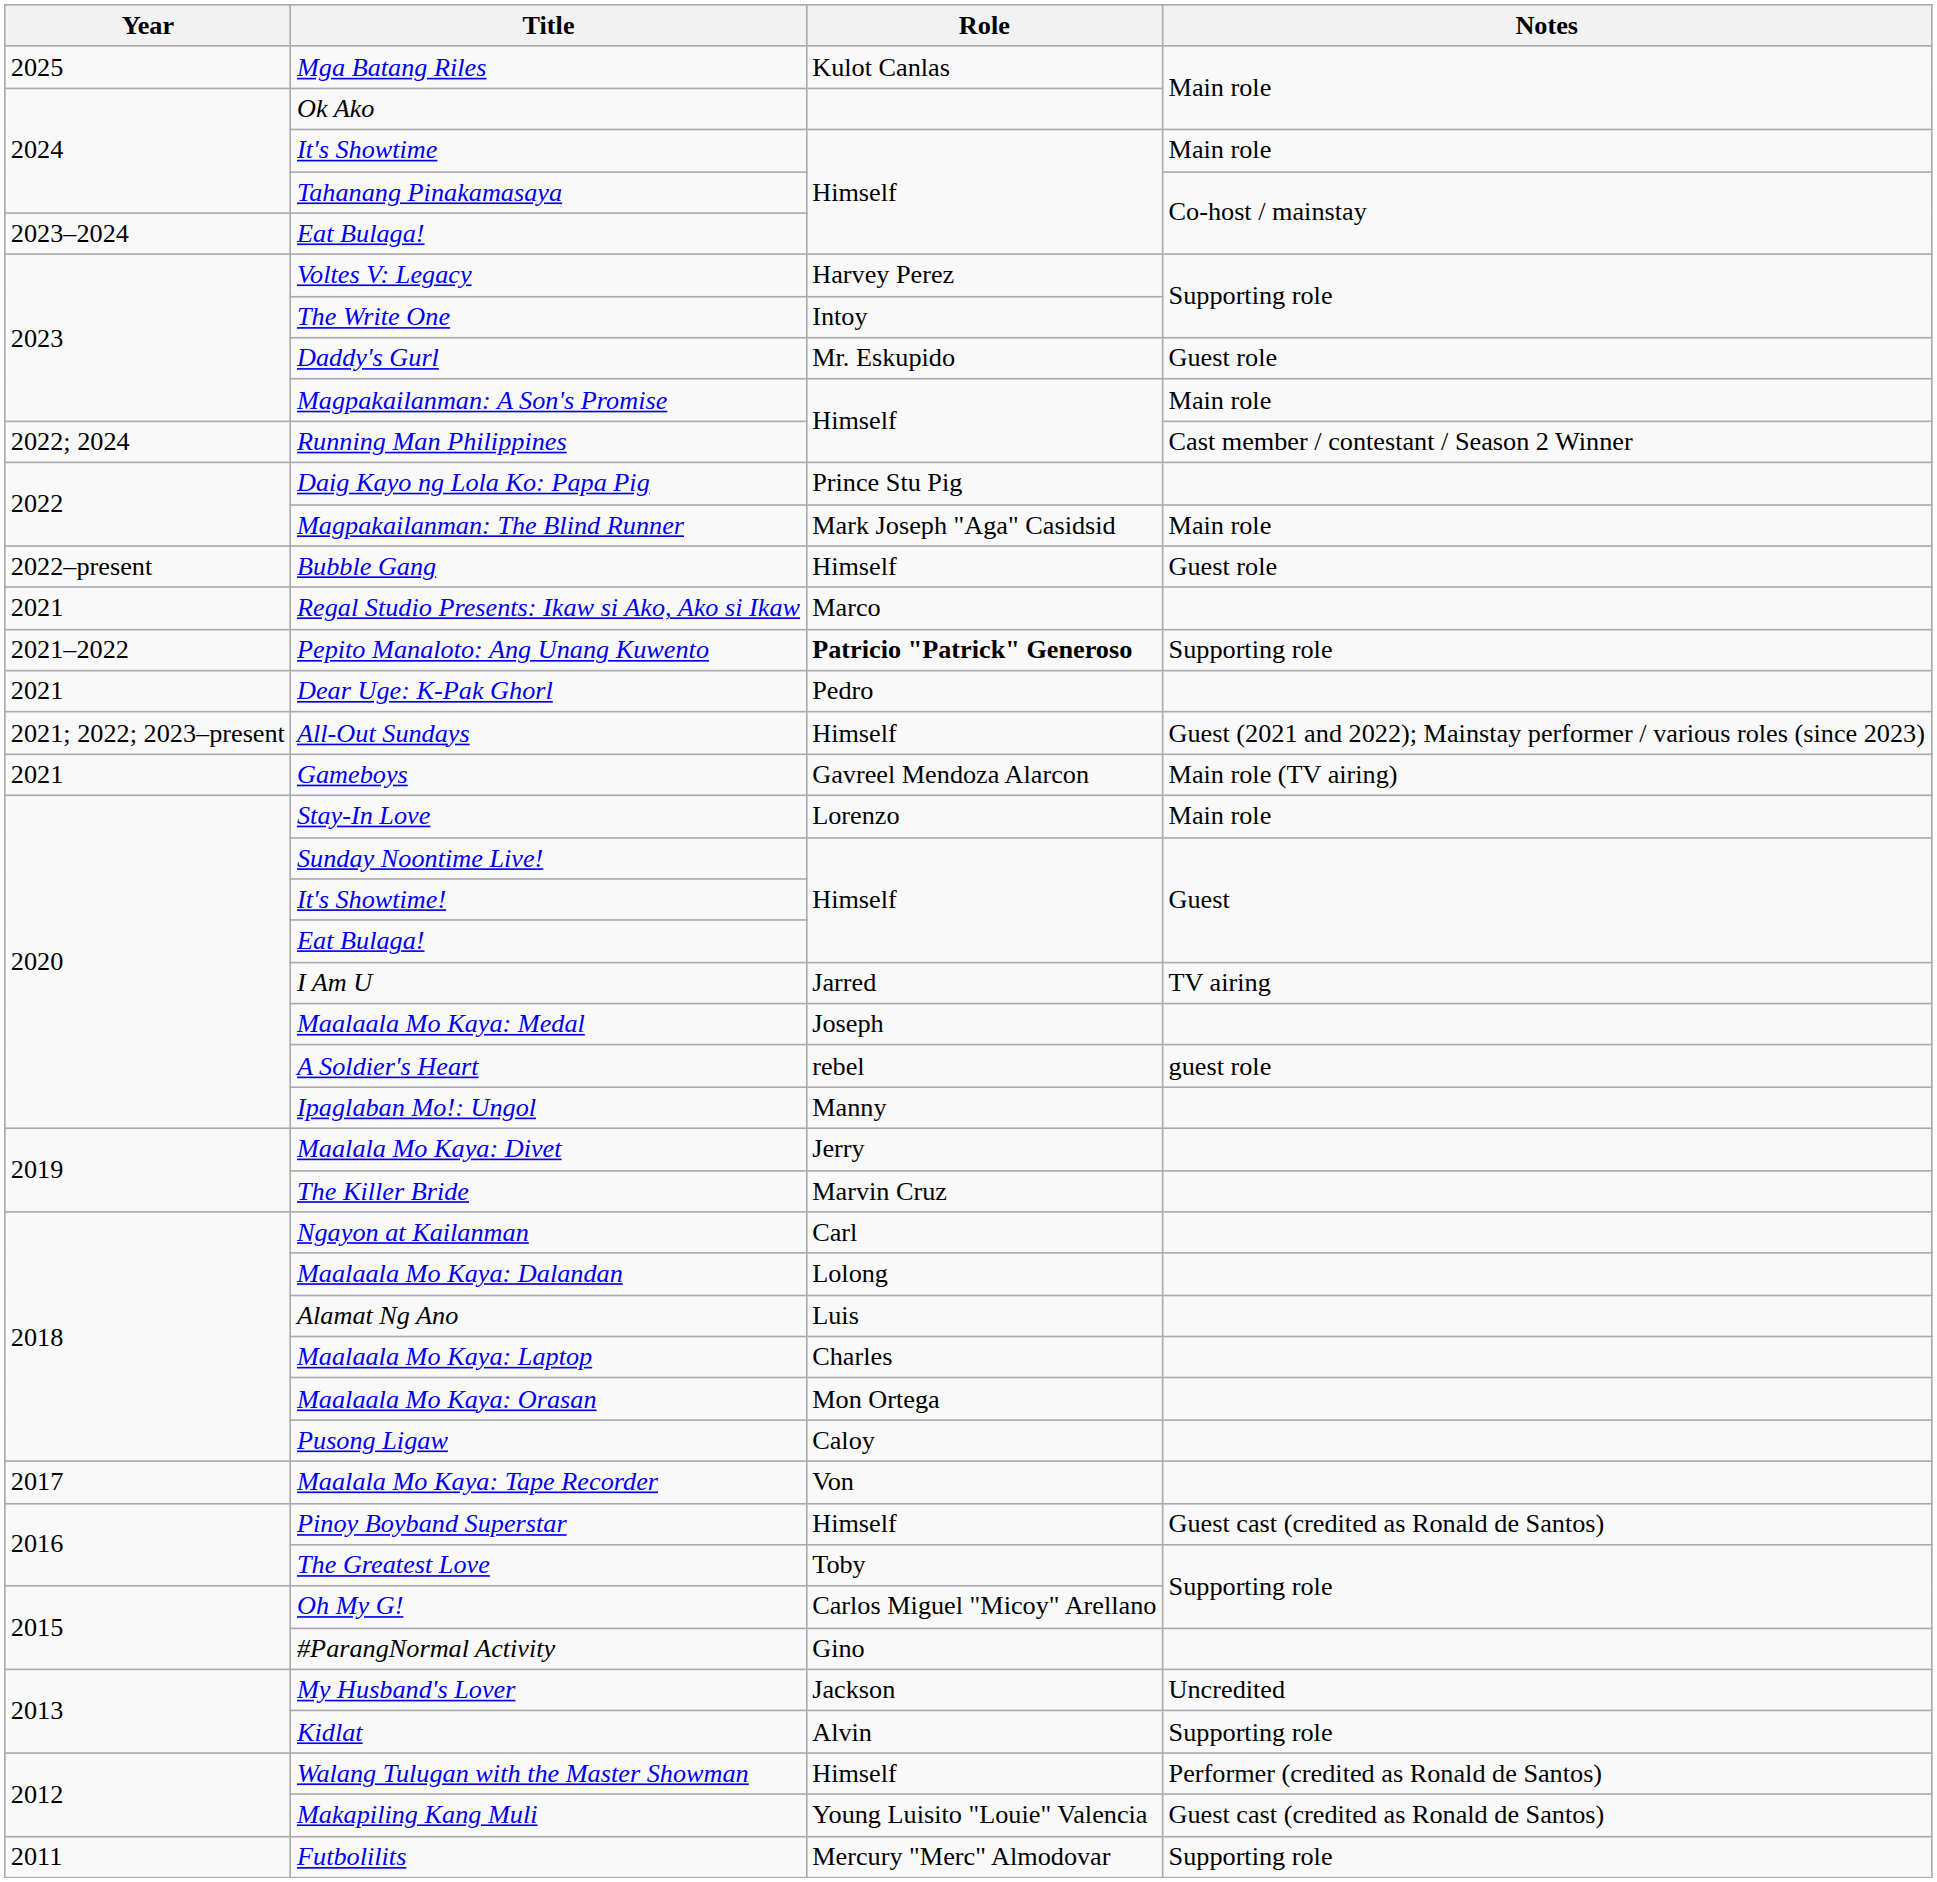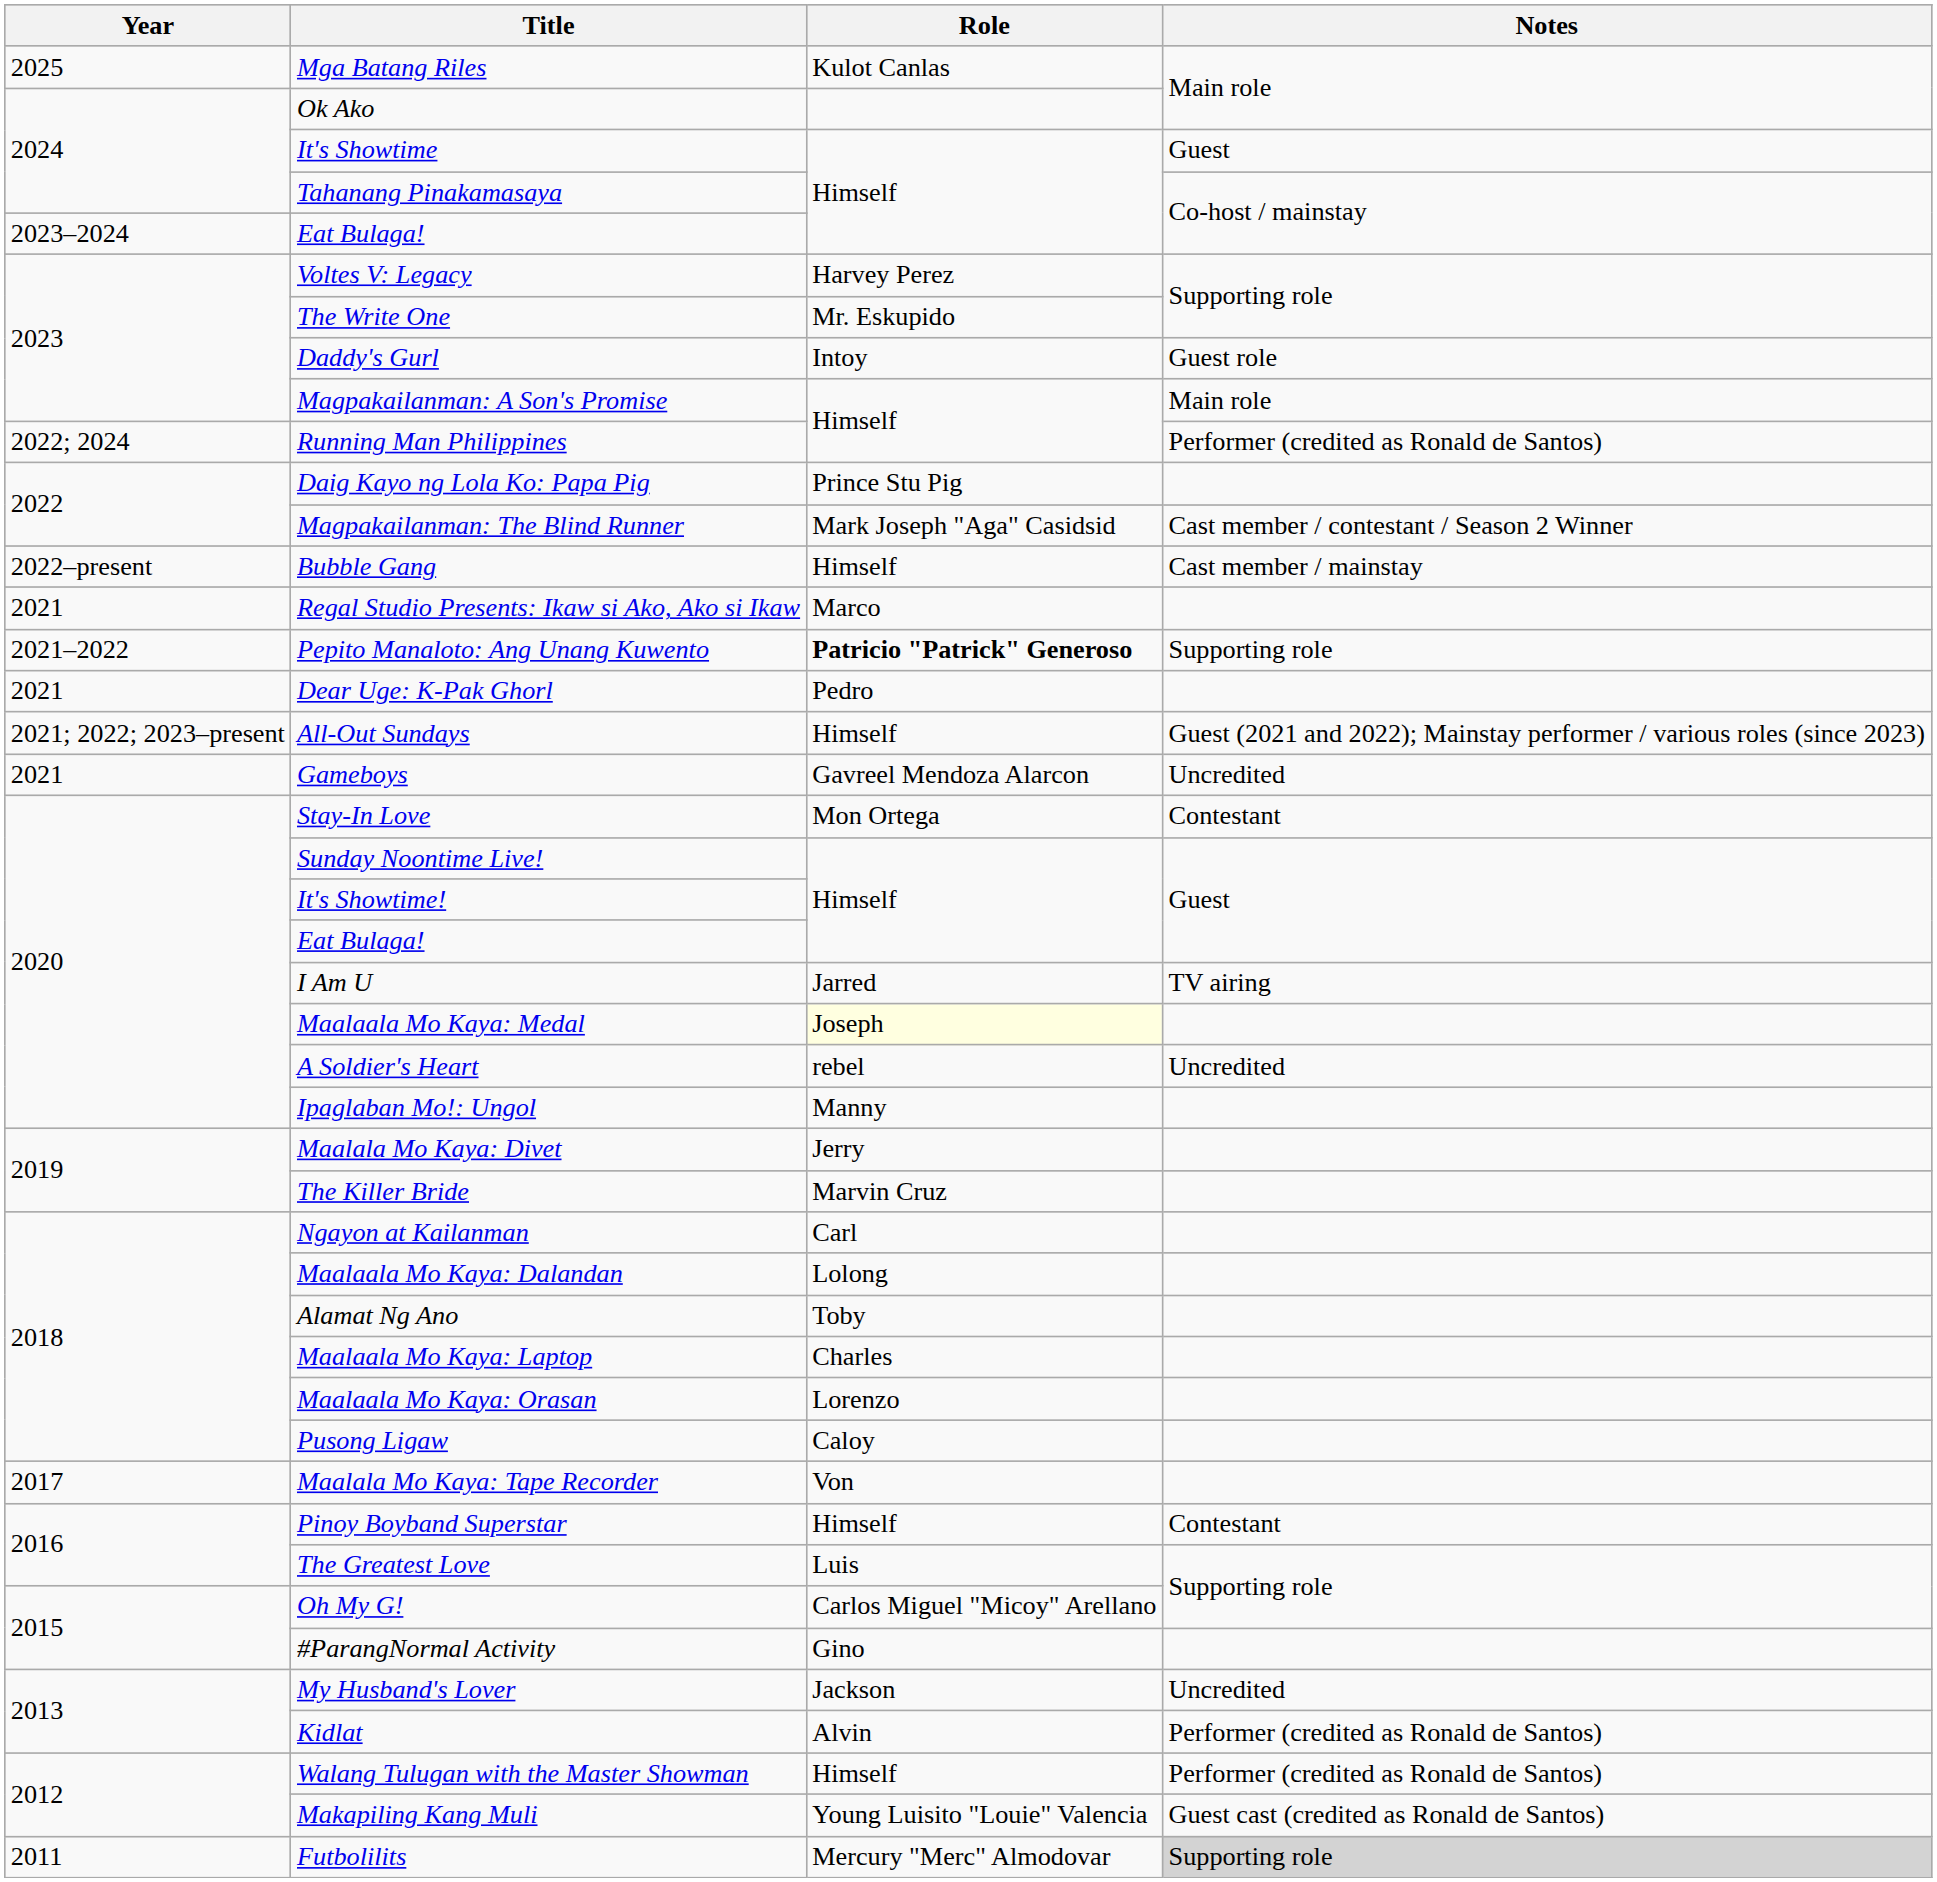(1220, 150) Main role -> (1199, 150) Guest
(840, 316) Intoy -> (884, 316) Mr. Eskupido
(884, 358) Mr. Eskupido -> (840, 358) Intoy
(1401, 441) Cast member / contestant / Season 2 Winner -> (1385, 441) Performer (credited as Ronald de Santos)
(1220, 524) Main role -> (1401, 524) Cast member / contestant / Season 2 Winner
(1223, 566) Guest role -> (1296, 566) Cast member / mainstay
(1283, 774) Main role (TV airing) -> (1227, 774) Uncredited
(856, 815) Lorenzo -> (876, 815) Mon Ortega
(1220, 815) Main role -> (1225, 815) Contestant
(848, 1024) no background -> (848, 1024) lightyellow background
(1220, 1065) guest role -> (1227, 1065) Uncredited
(836, 1315) Luis -> (839, 1315) Toby
(876, 1398) Mon Ortega -> (856, 1398) Lorenzo
(1386, 1523) Guest cast (credited as Ronald de Santos) -> (1225, 1523) Contestant
(839, 1565) Toby -> (836, 1565) Luis
(1251, 1731) Supporting role -> (1385, 1731) Performer (credited as Ronald de Santos)
(1251, 1856) no background -> (1251, 1856) lightgrey background
